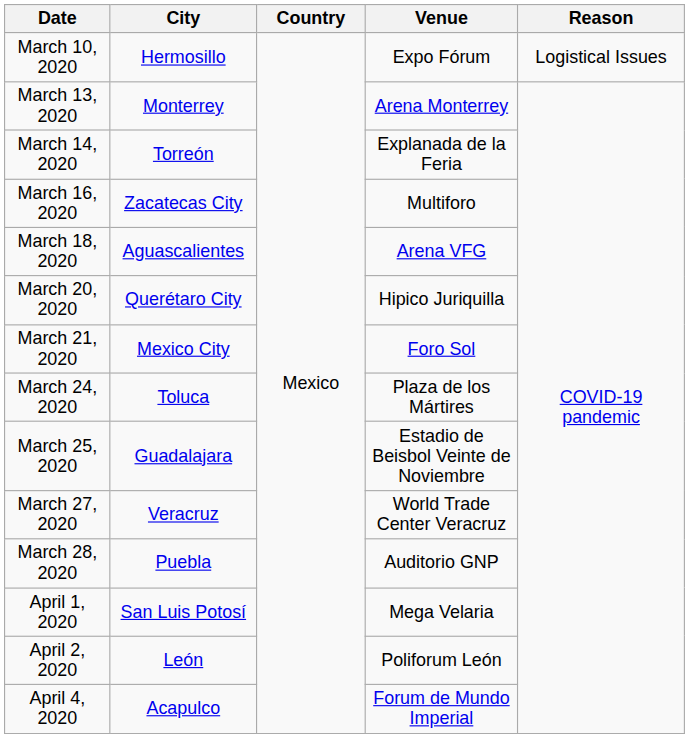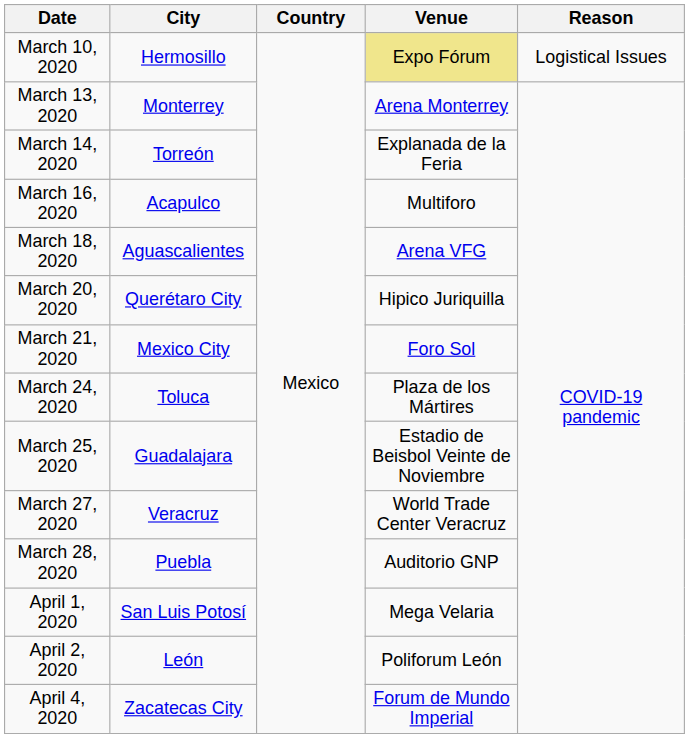(441, 57) no background -> (441, 57) khaki background
(183, 202) Zacatecas City -> (183, 202) Acapulco
(183, 708) Acapulco -> (183, 708) Zacatecas City
